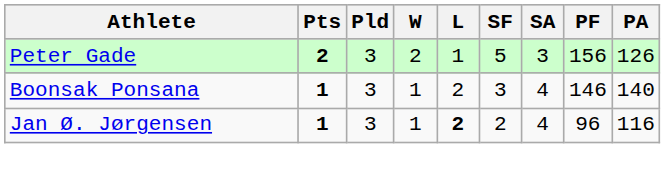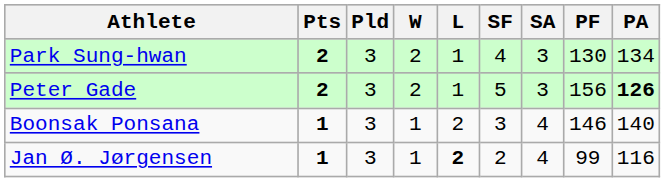+ row: (98, 56)
(636, 56) normal -> (636, 91) bold
(588, 125) 96 -> (588, 159) 99
